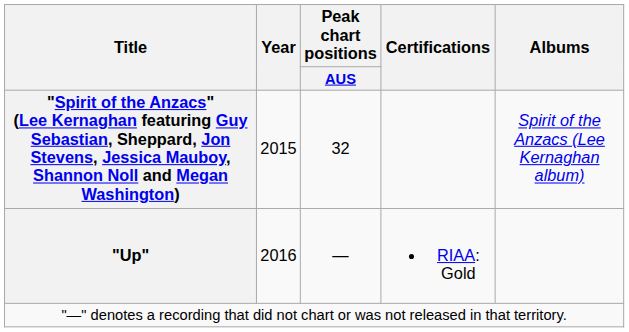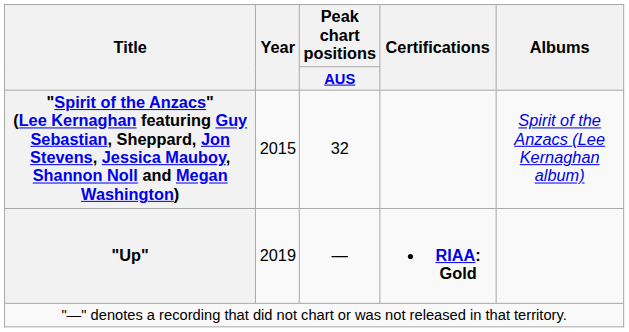(279, 255) 2016 -> (278, 255) 2019
(438, 265) normal -> (438, 265) bold
